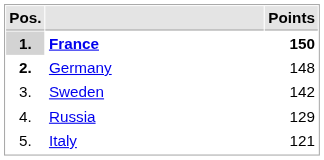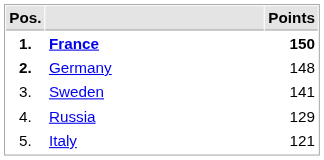(25, 43) lightgrey background -> (25, 43) no background
(302, 92) 142 -> (302, 92) 141
